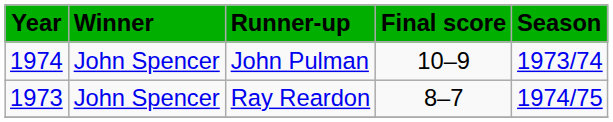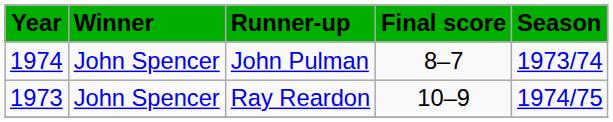(444, 60) 10–9 -> (444, 60) 8–7
(444, 98) 8–7 -> (444, 98) 10–9
